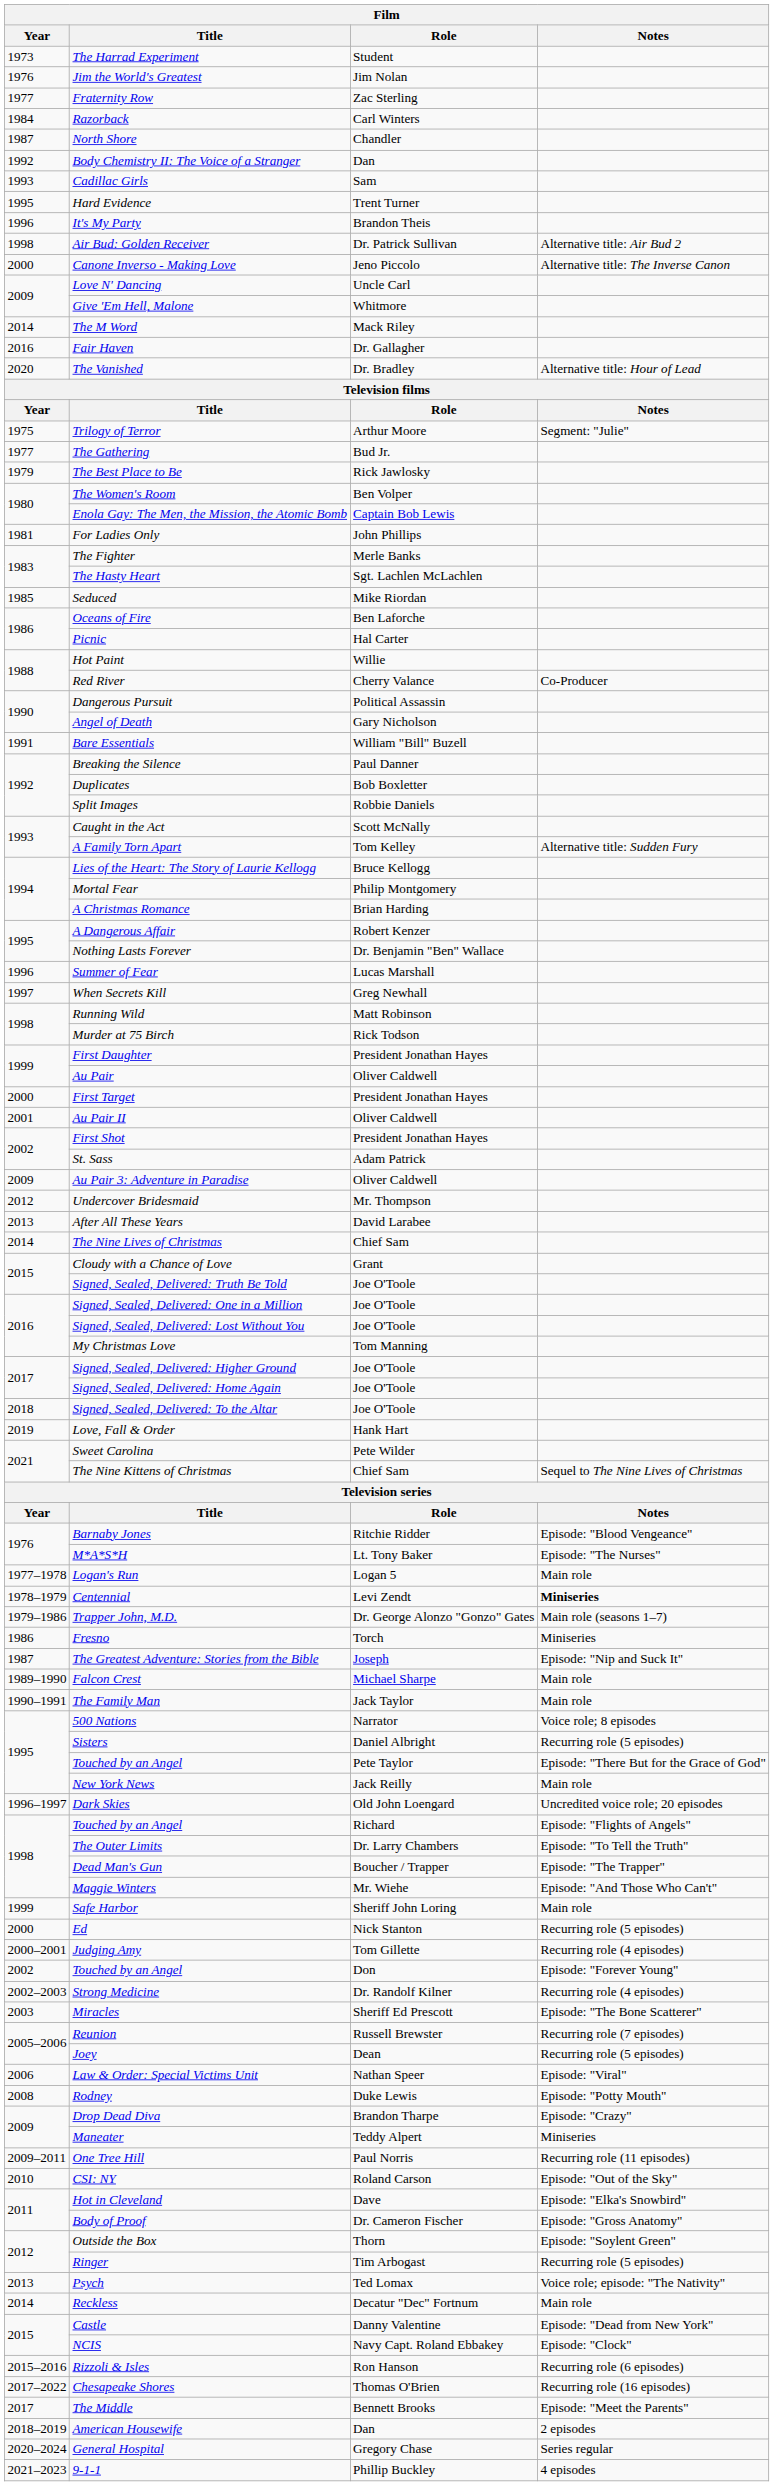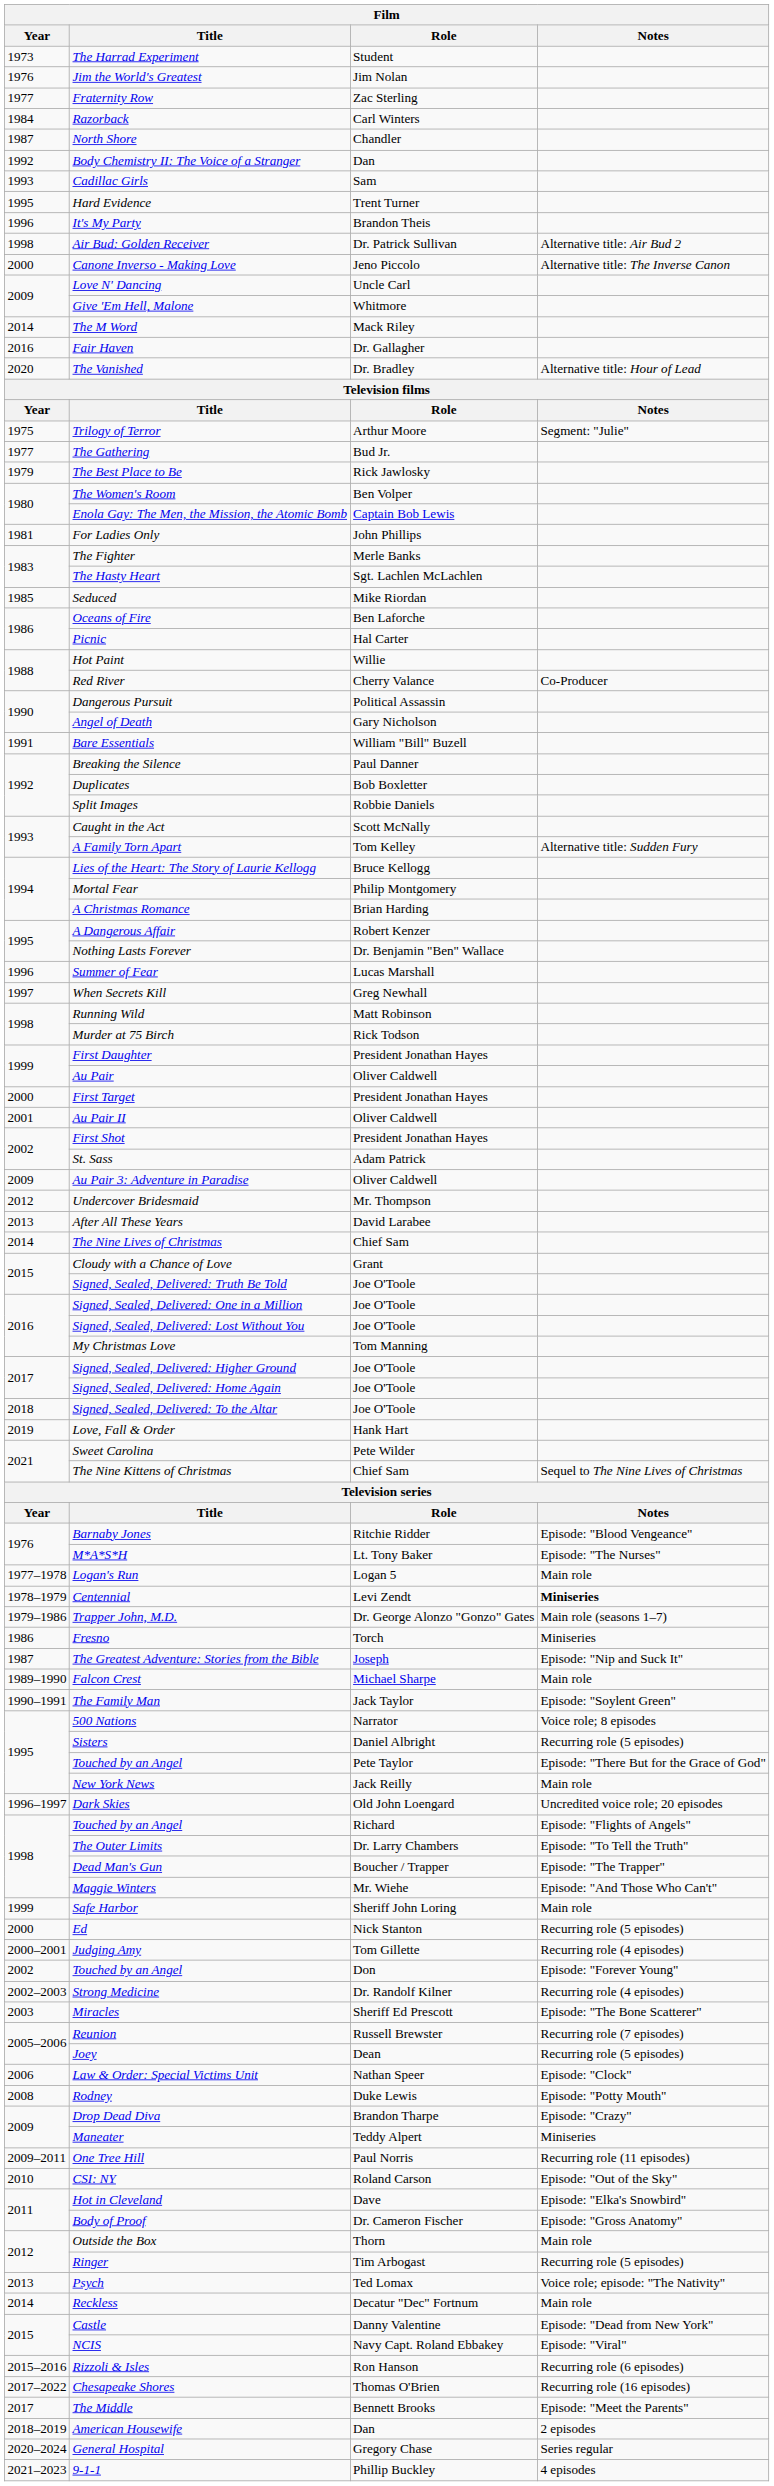(566, 1700) Main role -> (608, 1700) Episode: "Soylent Green"
(584, 2074) Episode: "Viral" -> (586, 2074) Episode: "Clock"
(608, 2241) Episode: "Soylent Green" -> (566, 2241) Main role
(586, 2345) Episode: "Clock" -> (584, 2345) Episode: "Viral"
